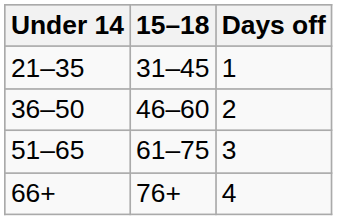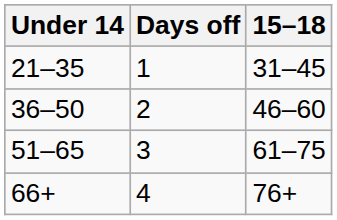columns swapped: (173, 25) <-> (274, 25)
